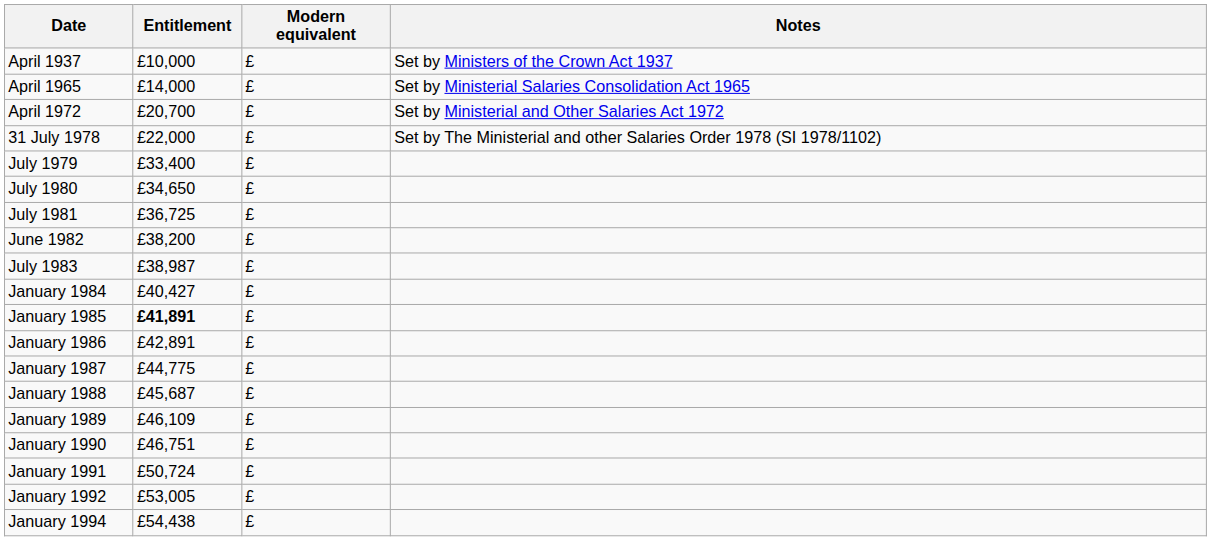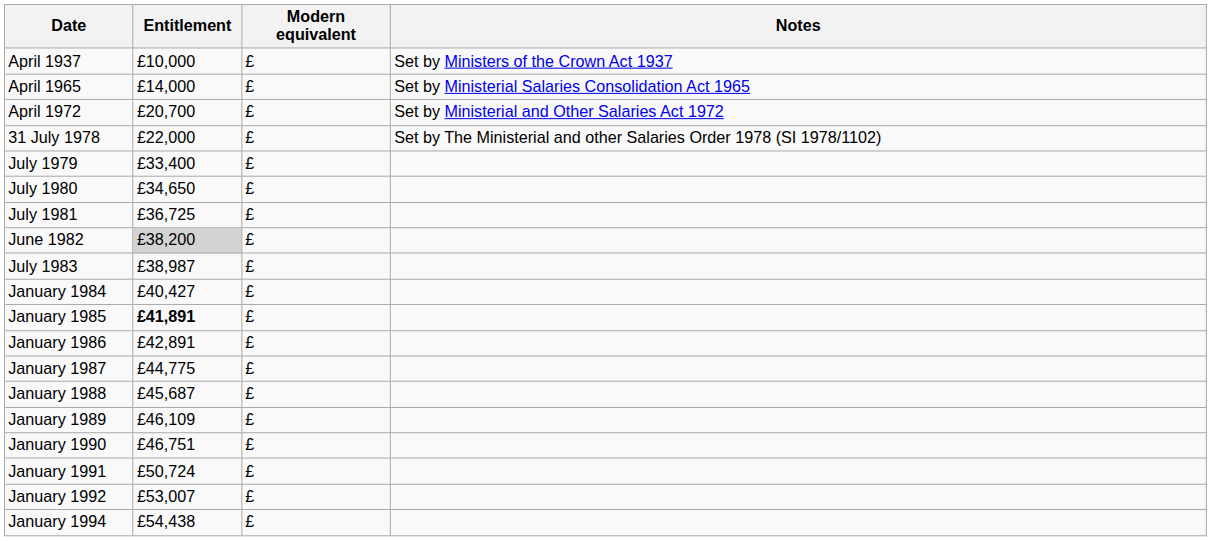(166, 240) no background -> (166, 240) lightgrey background
(166, 496) £53,005 -> (166, 496) £53,007
